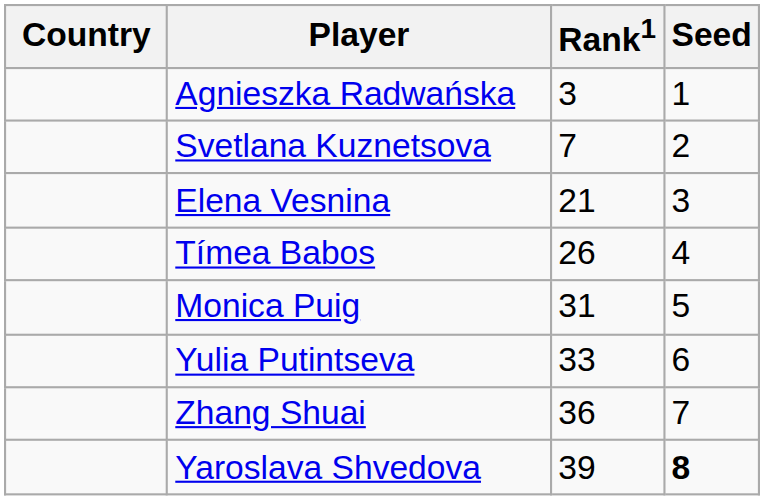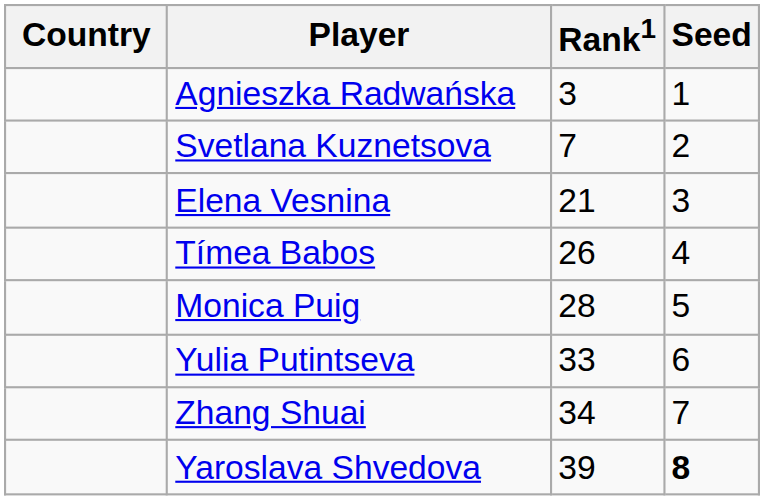(577, 306) 31 -> (577, 306) 28
(577, 413) 36 -> (577, 413) 34
